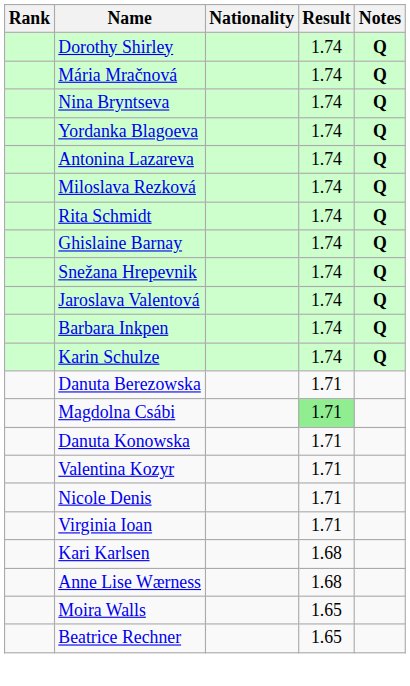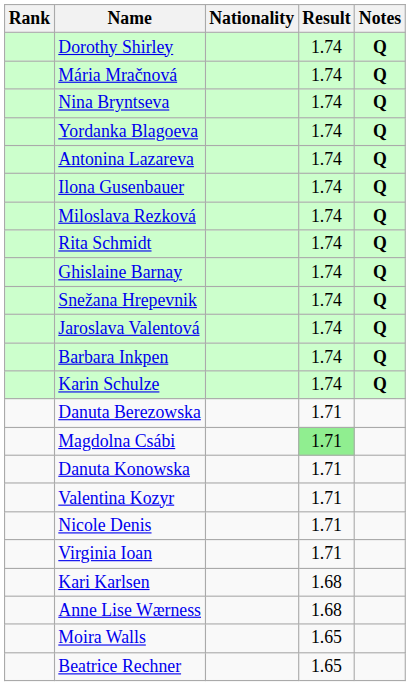+ row: (121, 187)
